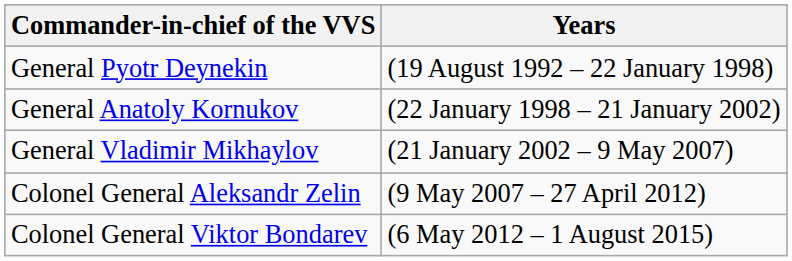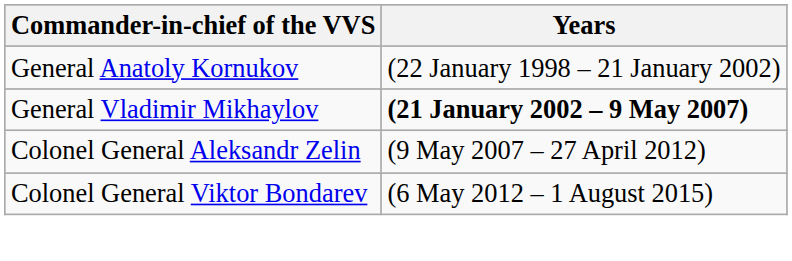- row: (139, 67)
(561, 151) normal -> (568, 109) bold
